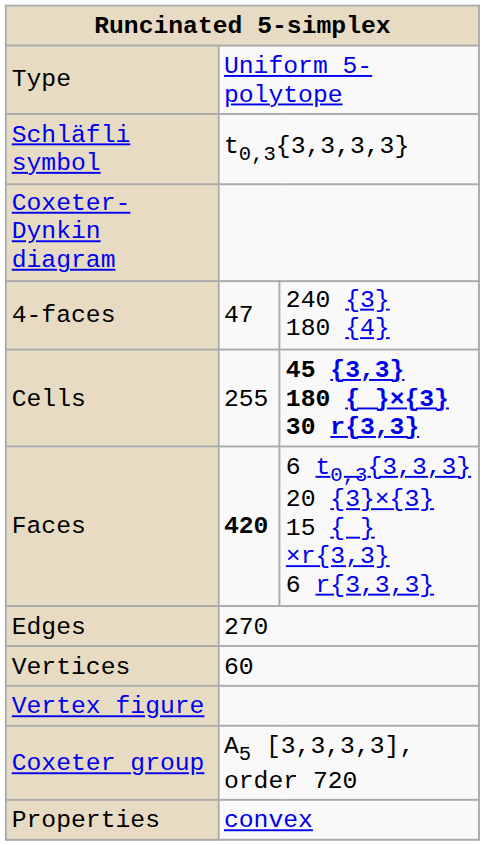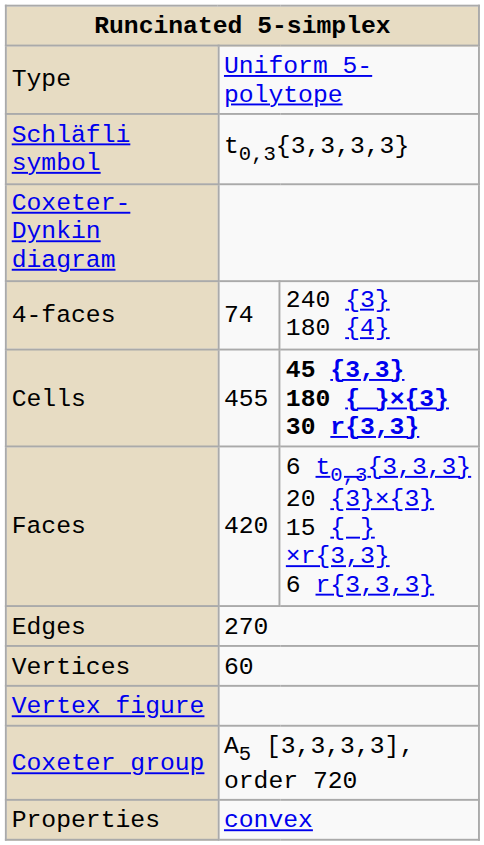(239, 315) 47 -> (239, 315) 74
(246, 398) 255 -> (246, 398) 455
(246, 526) bold -> (246, 526) normal
